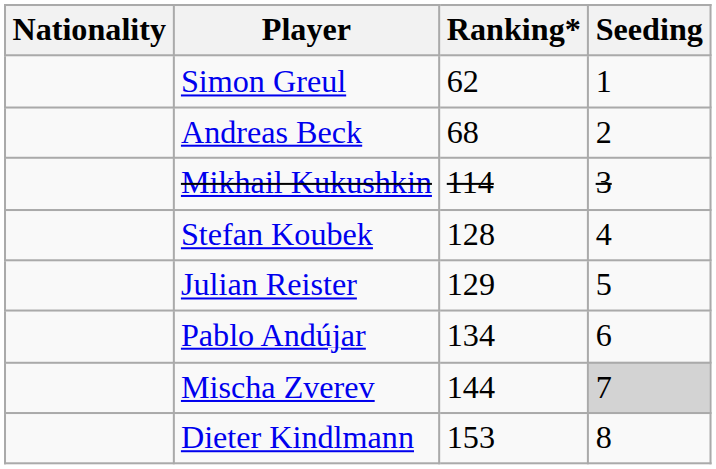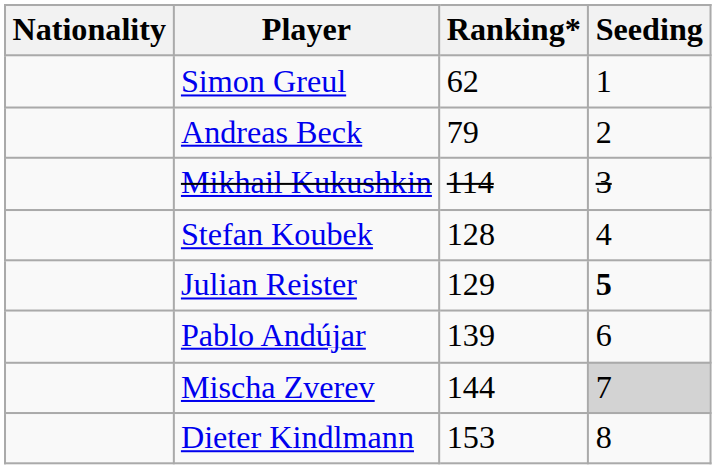(463, 132) 68 -> (463, 132) 79
(604, 285) normal -> (604, 285) bold
(471, 336) 134 -> (471, 336) 139
